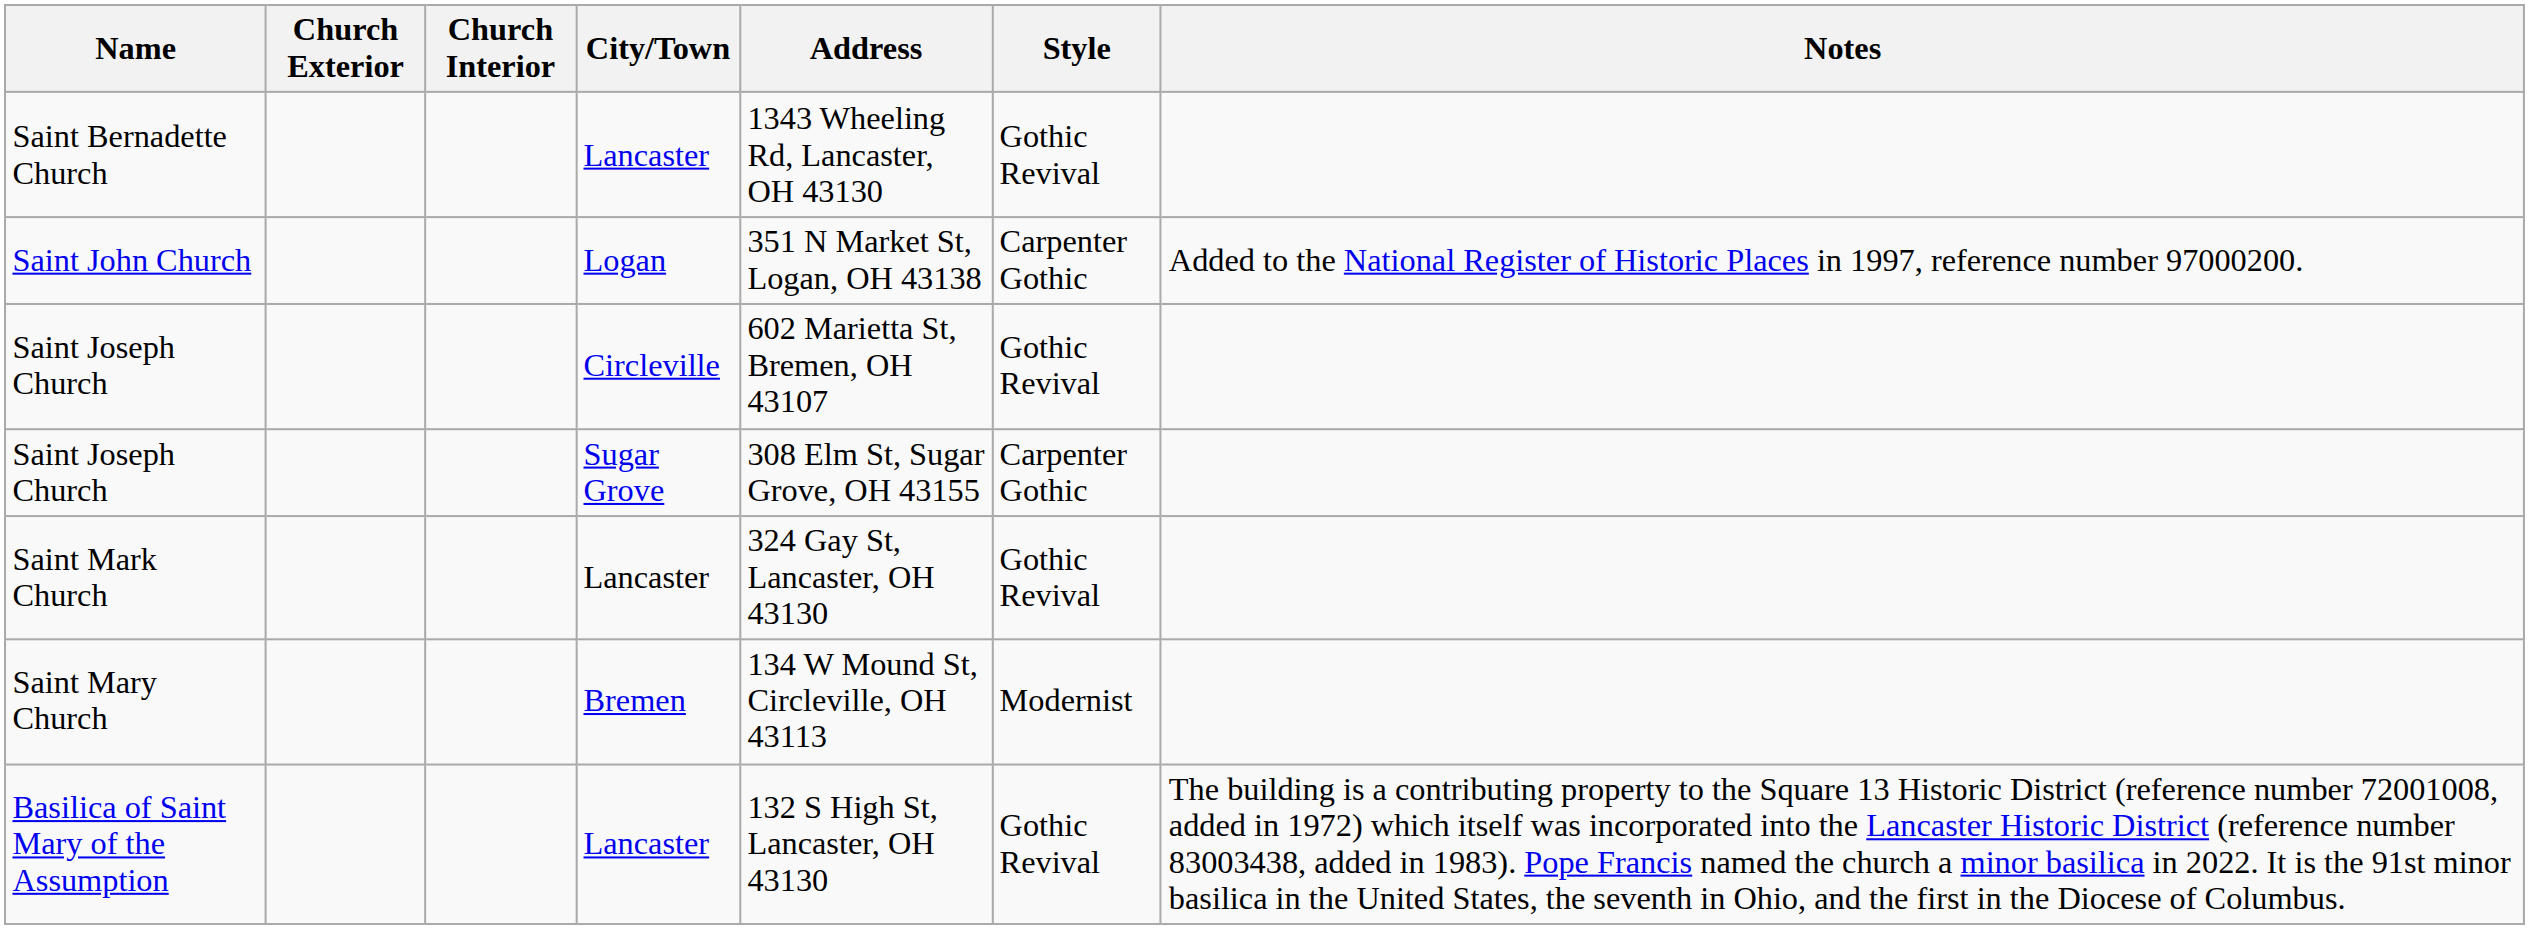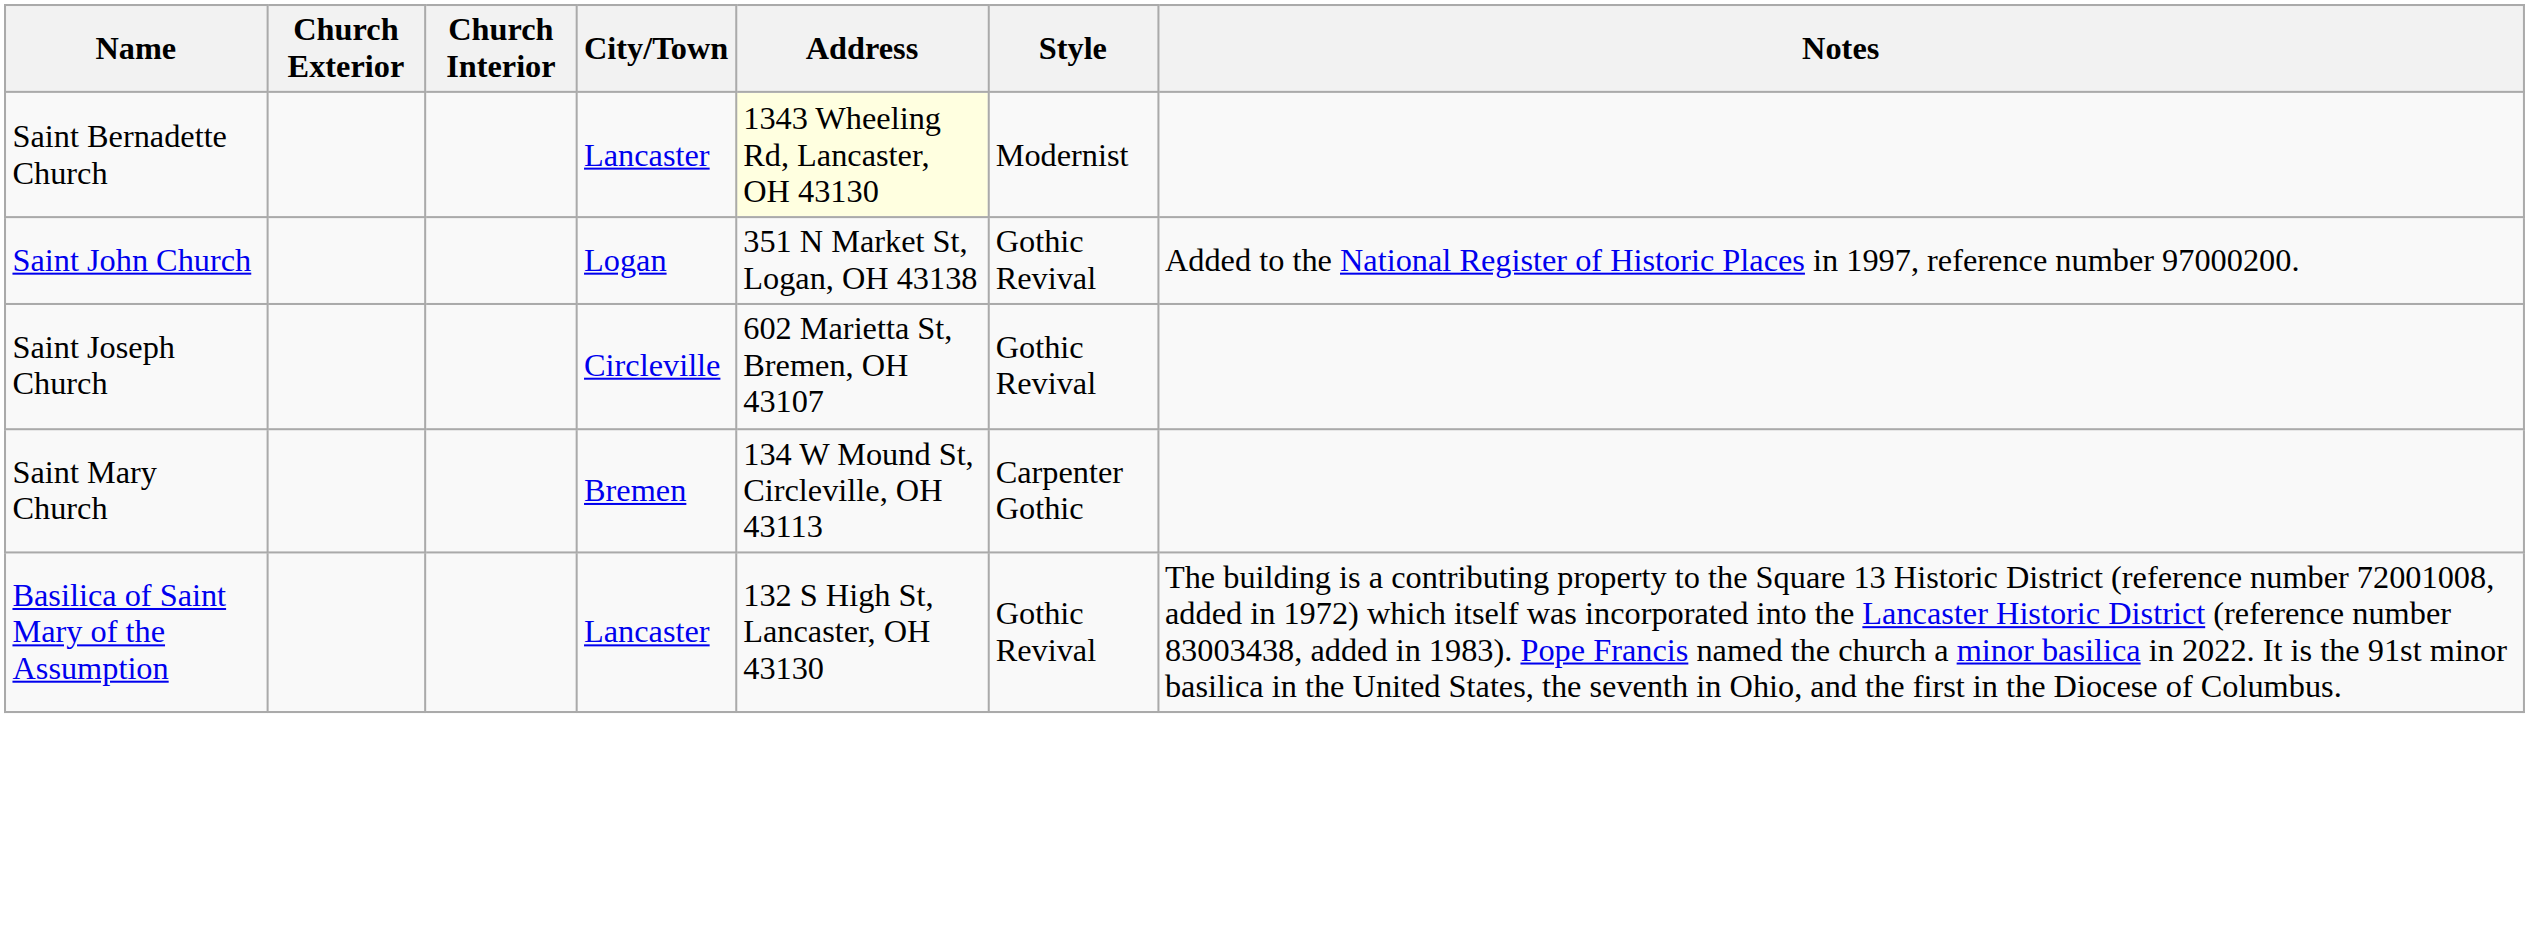(846, 154) no background -> (842, 154) lightyellow background
(1050, 154) Gothic Revival -> (1062, 154) Modernist
(1063, 259) Carpenter Gothic -> (1046, 259) Gothic Revival
- row: (94, 471)
- row: (85, 577)
(1066, 701) Modernist -> (1059, 489) Carpenter Gothic
